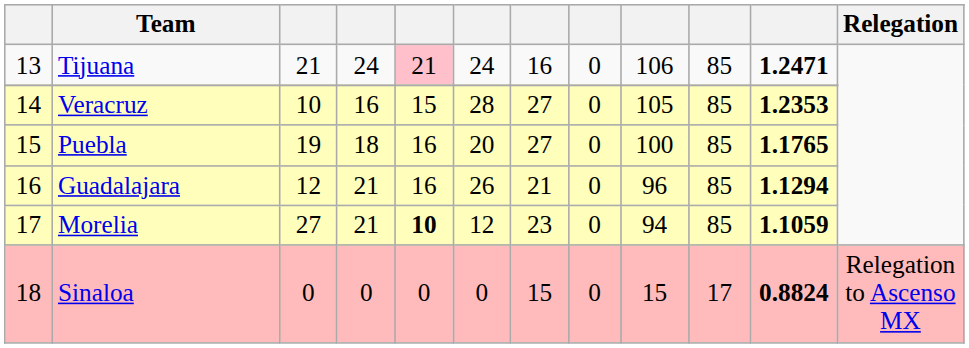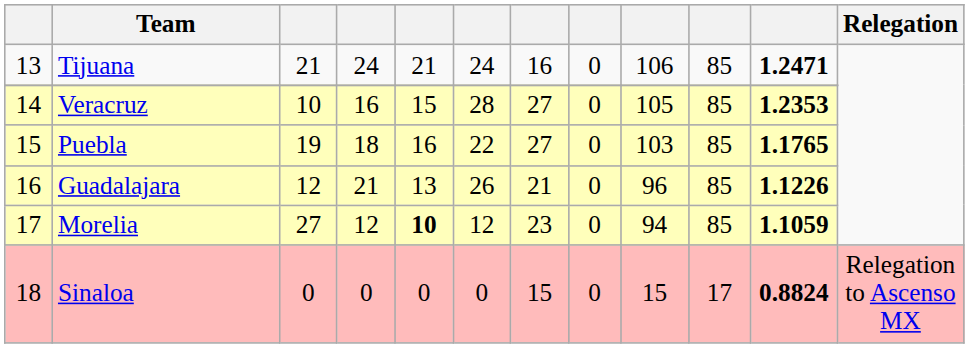(424, 64) pink background -> (424, 64) no background
(482, 144) 20 -> (482, 144) 22
(655, 144) 100 -> (655, 144) 103
(424, 184) 16 -> (424, 184) 13
(794, 184) 1.1294 -> (794, 184) 1.1226
(366, 225) 21 -> (366, 225) 12
